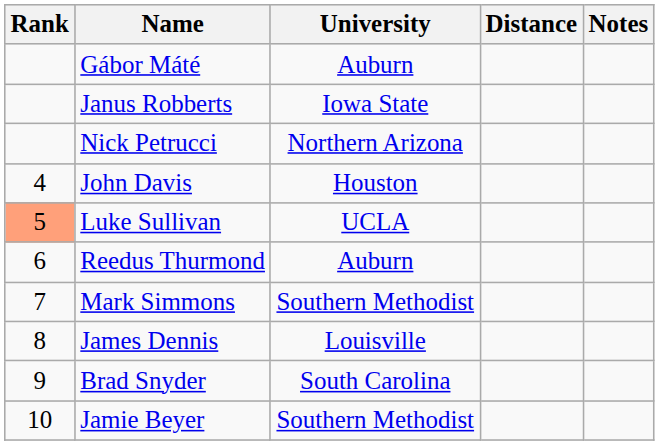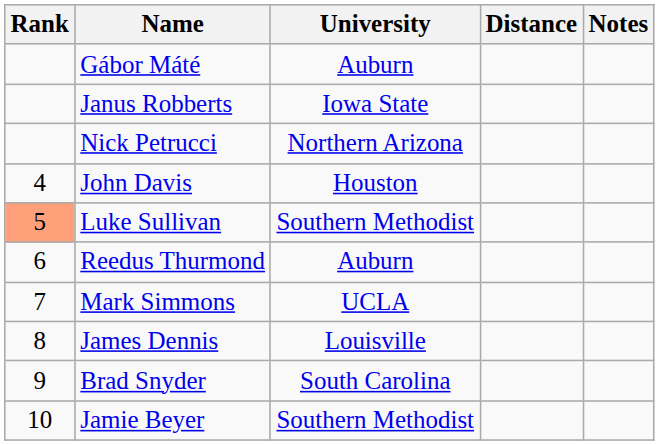(375, 222) UCLA -> (375, 222) Southern Methodist
(375, 301) Southern Methodist -> (375, 301) UCLA
